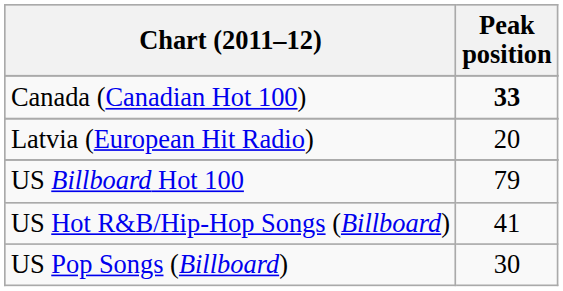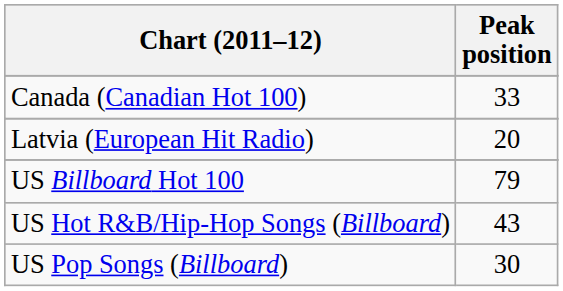(507, 97) bold -> (507, 97) normal
(507, 222) 41 -> (507, 222) 43
